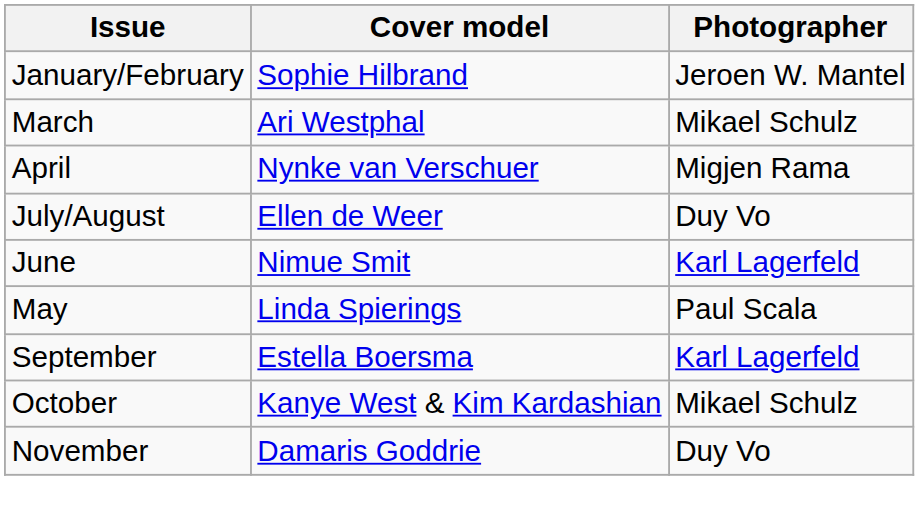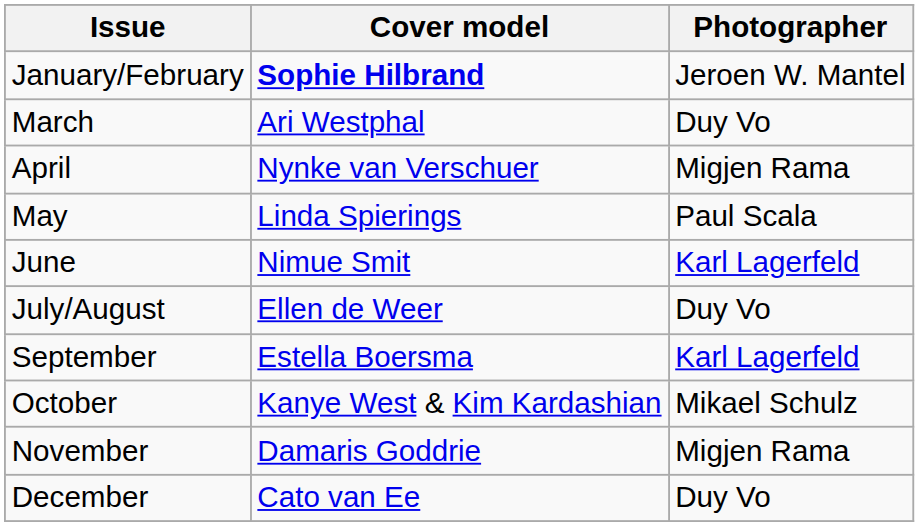(363, 74) normal -> (371, 74) bold
(767, 121) Mikael Schulz -> (723, 121) Duy Vo
rows swapped: (40, 309) <-> (88, 215)
(723, 450) Duy Vo -> (762, 450) Migjen Rama
+ row: (80, 497)
